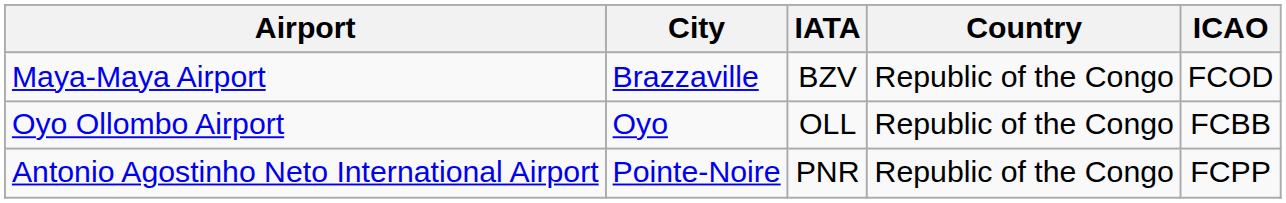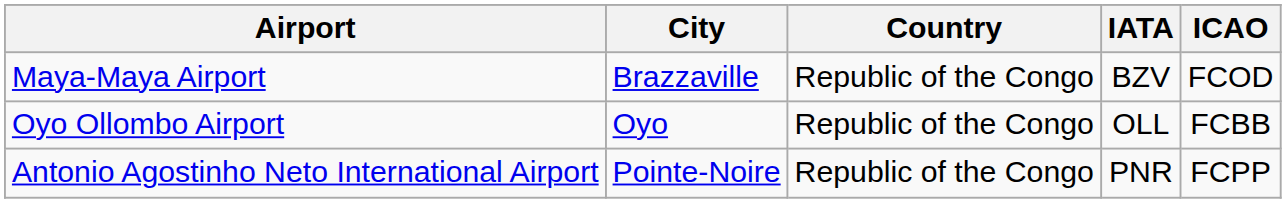columns swapped: (1024, 28) <-> (828, 28)
